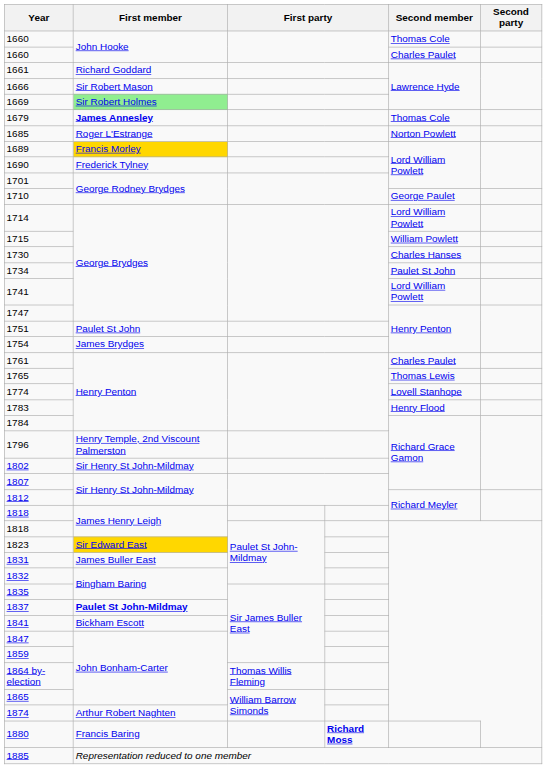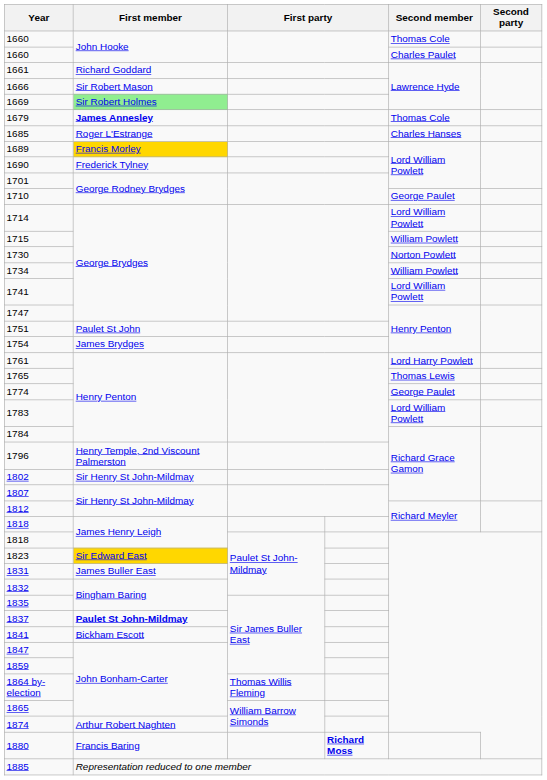(423, 133) Norton Powlett -> (426, 133) Charles Hanses
(426, 254) Charles Hanses -> (423, 254) Norton Powlett
(423, 270) Paulet St John -> (424, 270) William Powlett
(423, 360) Charles Paulet -> (432, 360) Lord Harry Powlett
(426, 391) Lovell Stanhope -> (423, 391) George Paulet
(418, 407) Henry Flood -> (418, 413) Lord William Powlett
